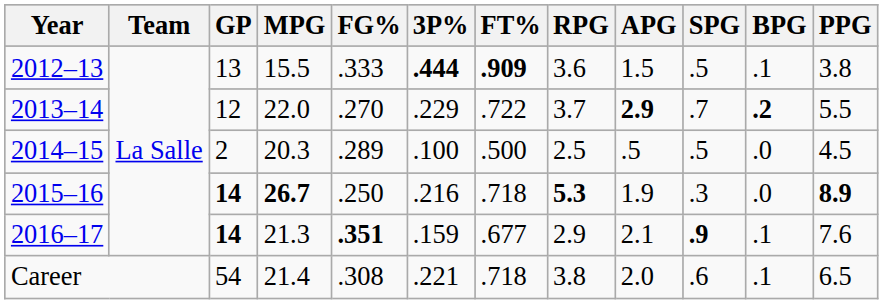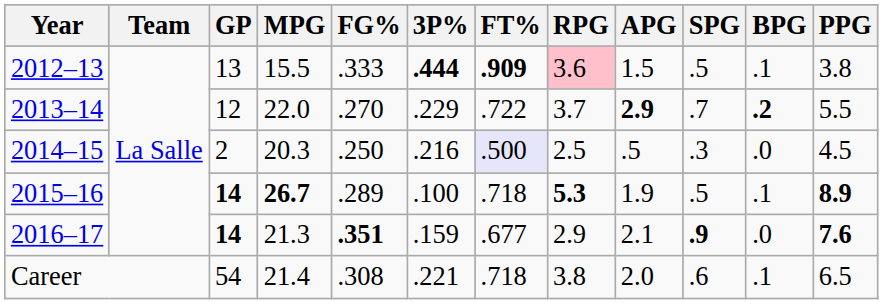(569, 67) no background -> (569, 67) pink background
(361, 151) .289 -> (361, 151) .250
(436, 151) .100 -> (436, 151) .216
(504, 151) no background -> (504, 151) lavender background
(699, 151) .5 -> (699, 151) .3
(361, 192) .250 -> (361, 192) .289
(436, 192) .216 -> (436, 192) .100
(699, 192) .3 -> (699, 192) .5
(762, 192) .0 -> (762, 192) .1
(762, 234) .1 -> (762, 234) .0
(835, 234) normal -> (835, 234) bold
